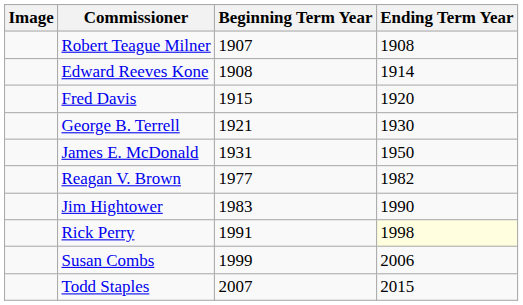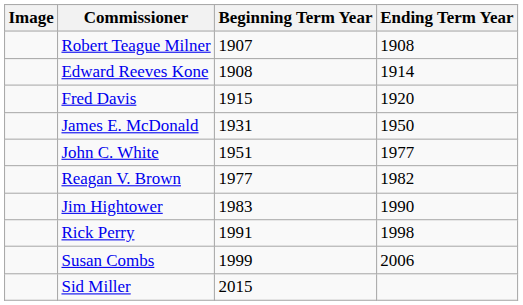- row: (121, 125)
+ row: (110, 152)
(397, 233) lightyellow background -> (397, 233) no background
- row: (105, 286)
+ row: (96, 286)
